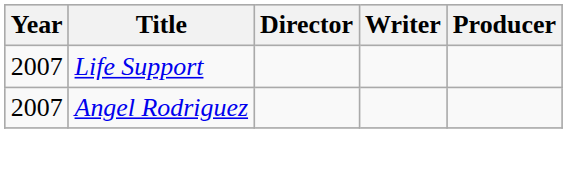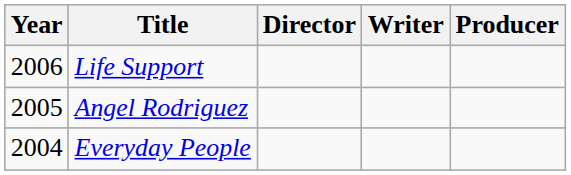(37, 66) 2007 -> (37, 66) 2006
(37, 107) 2007 -> (37, 107) 2005
+ row: (163, 148)
